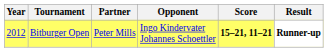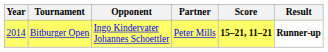columns swapped: (115, 12) <-> (178, 12)
(16, 34) 2012 -> (16, 34) 2014
